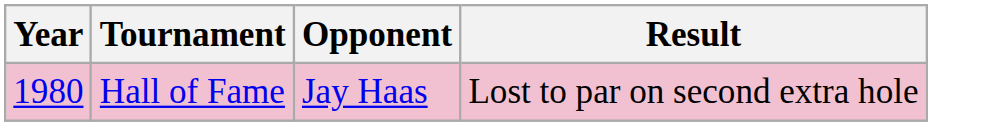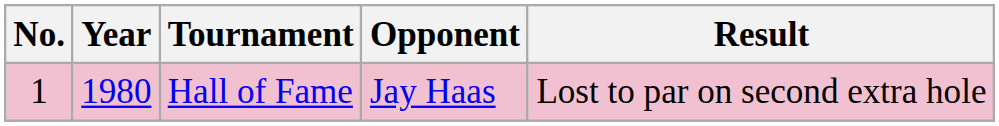+ column: (39, 33)
